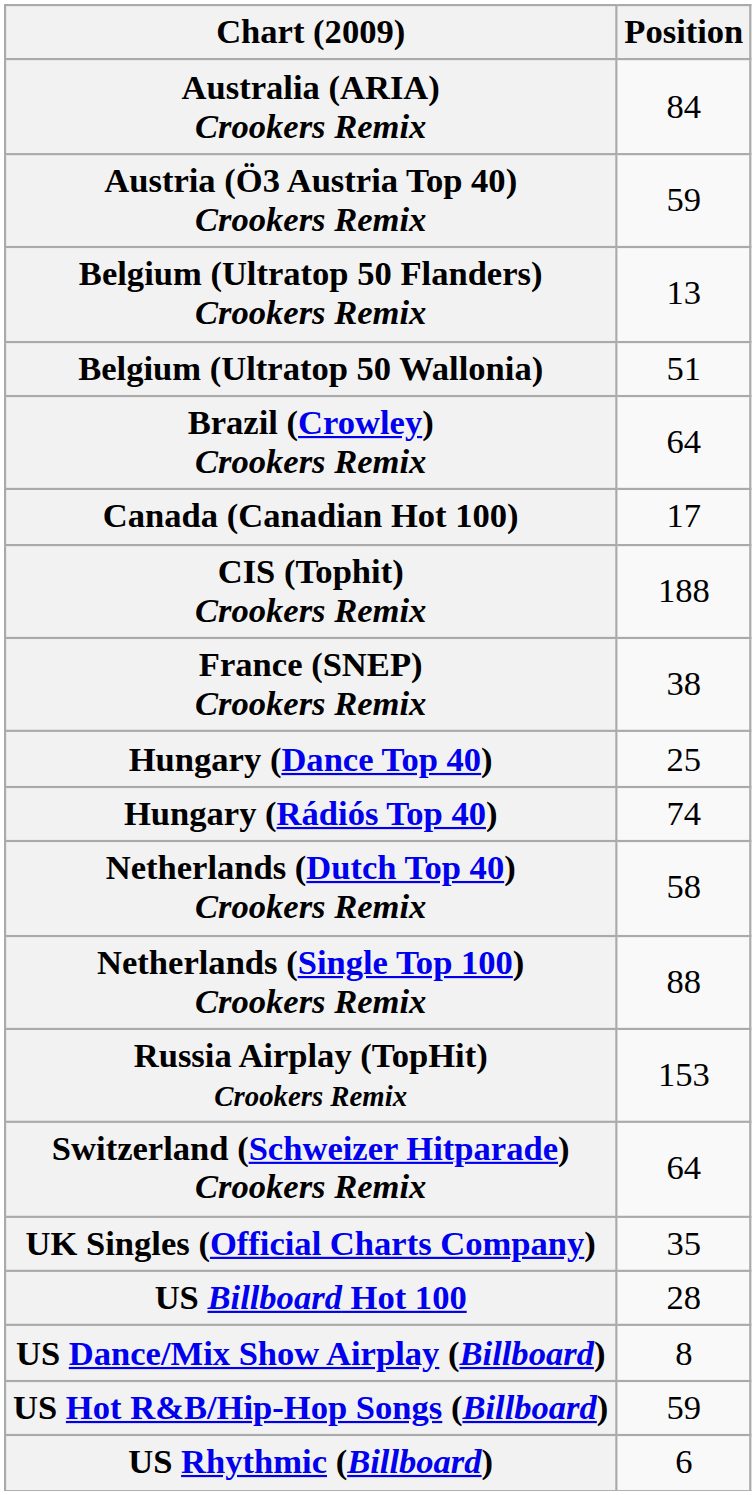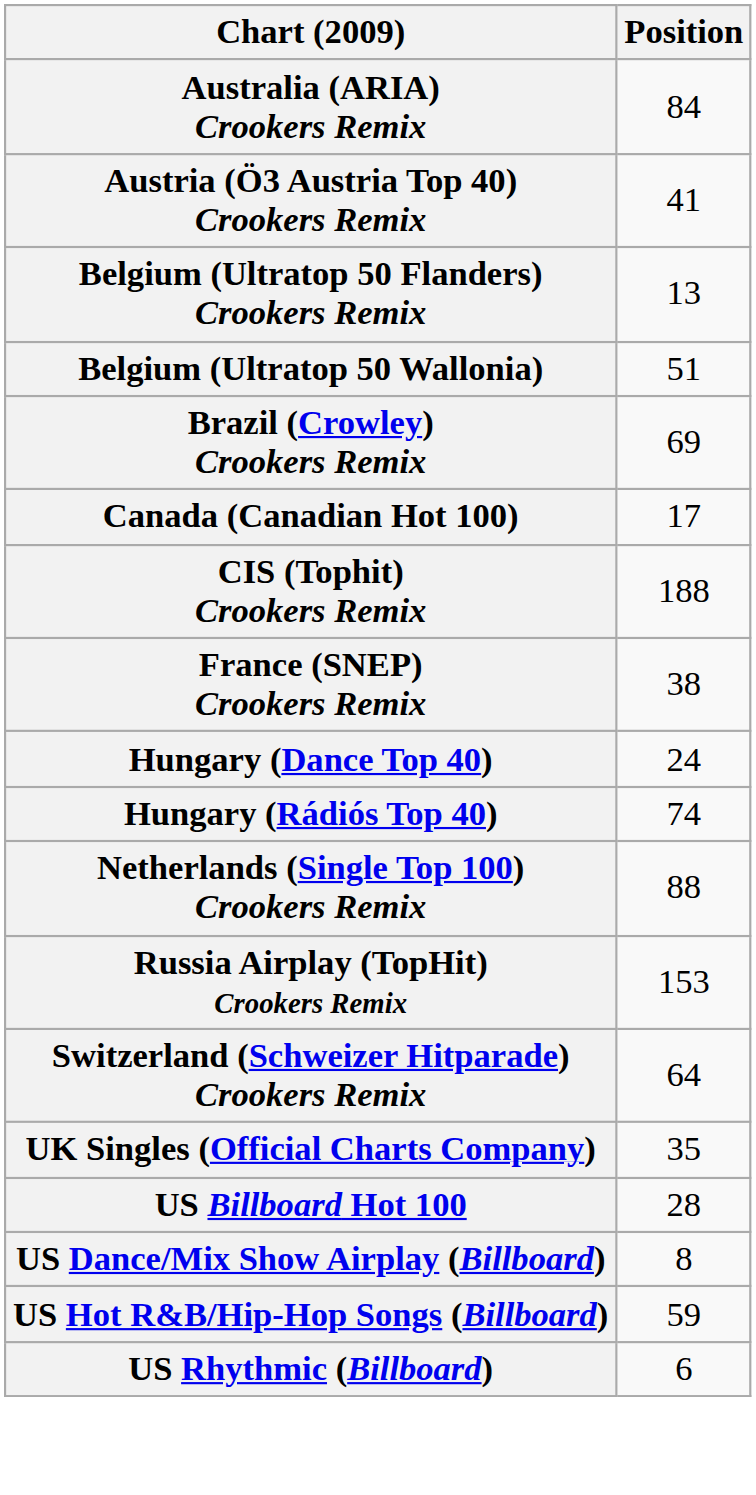(684, 199) 59 -> (684, 199) 41
(684, 442) 64 -> (684, 442) 69
(684, 758) 25 -> (684, 758) 24
- row: (311, 887)
